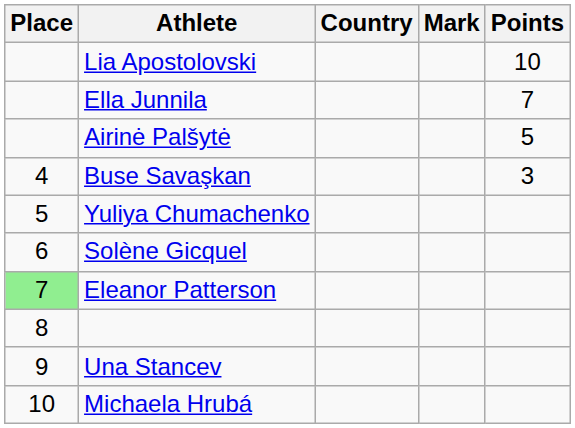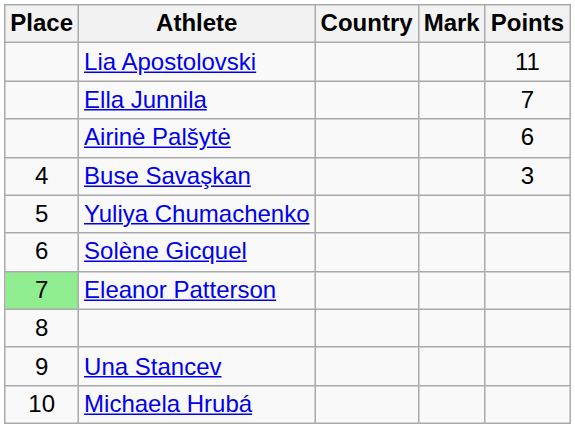(527, 61) 10 -> (527, 61) 11
(527, 137) 5 -> (527, 137) 6
